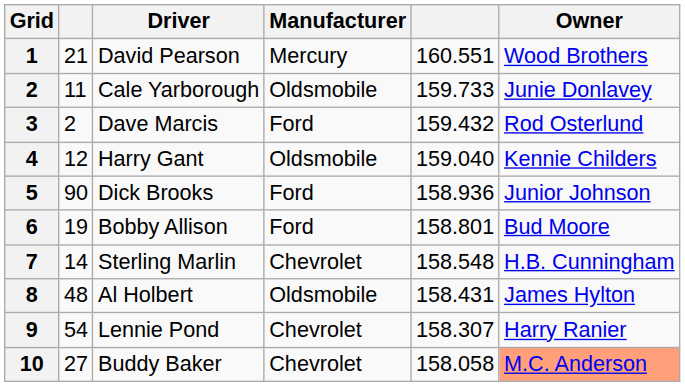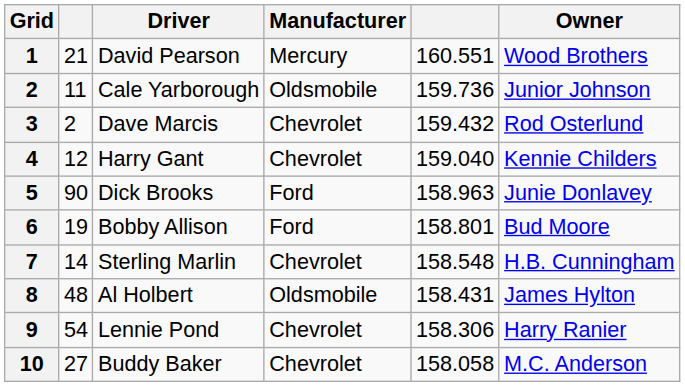(455, 90) 159.733 -> (455, 90) 159.736
(578, 90) Junie Donlavey -> (577, 90) Junior Johnson
(291, 124) Ford -> (316, 124) Chevrolet
(323, 158) Oldsmobile -> (316, 158) Chevrolet
(455, 192) 158.936 -> (455, 192) 158.963
(577, 192) Junior Johnson -> (578, 192) Junie Donlavey
(455, 329) 158.307 -> (455, 329) 158.306
(576, 364) lightsalmon background -> (576, 364) no background
